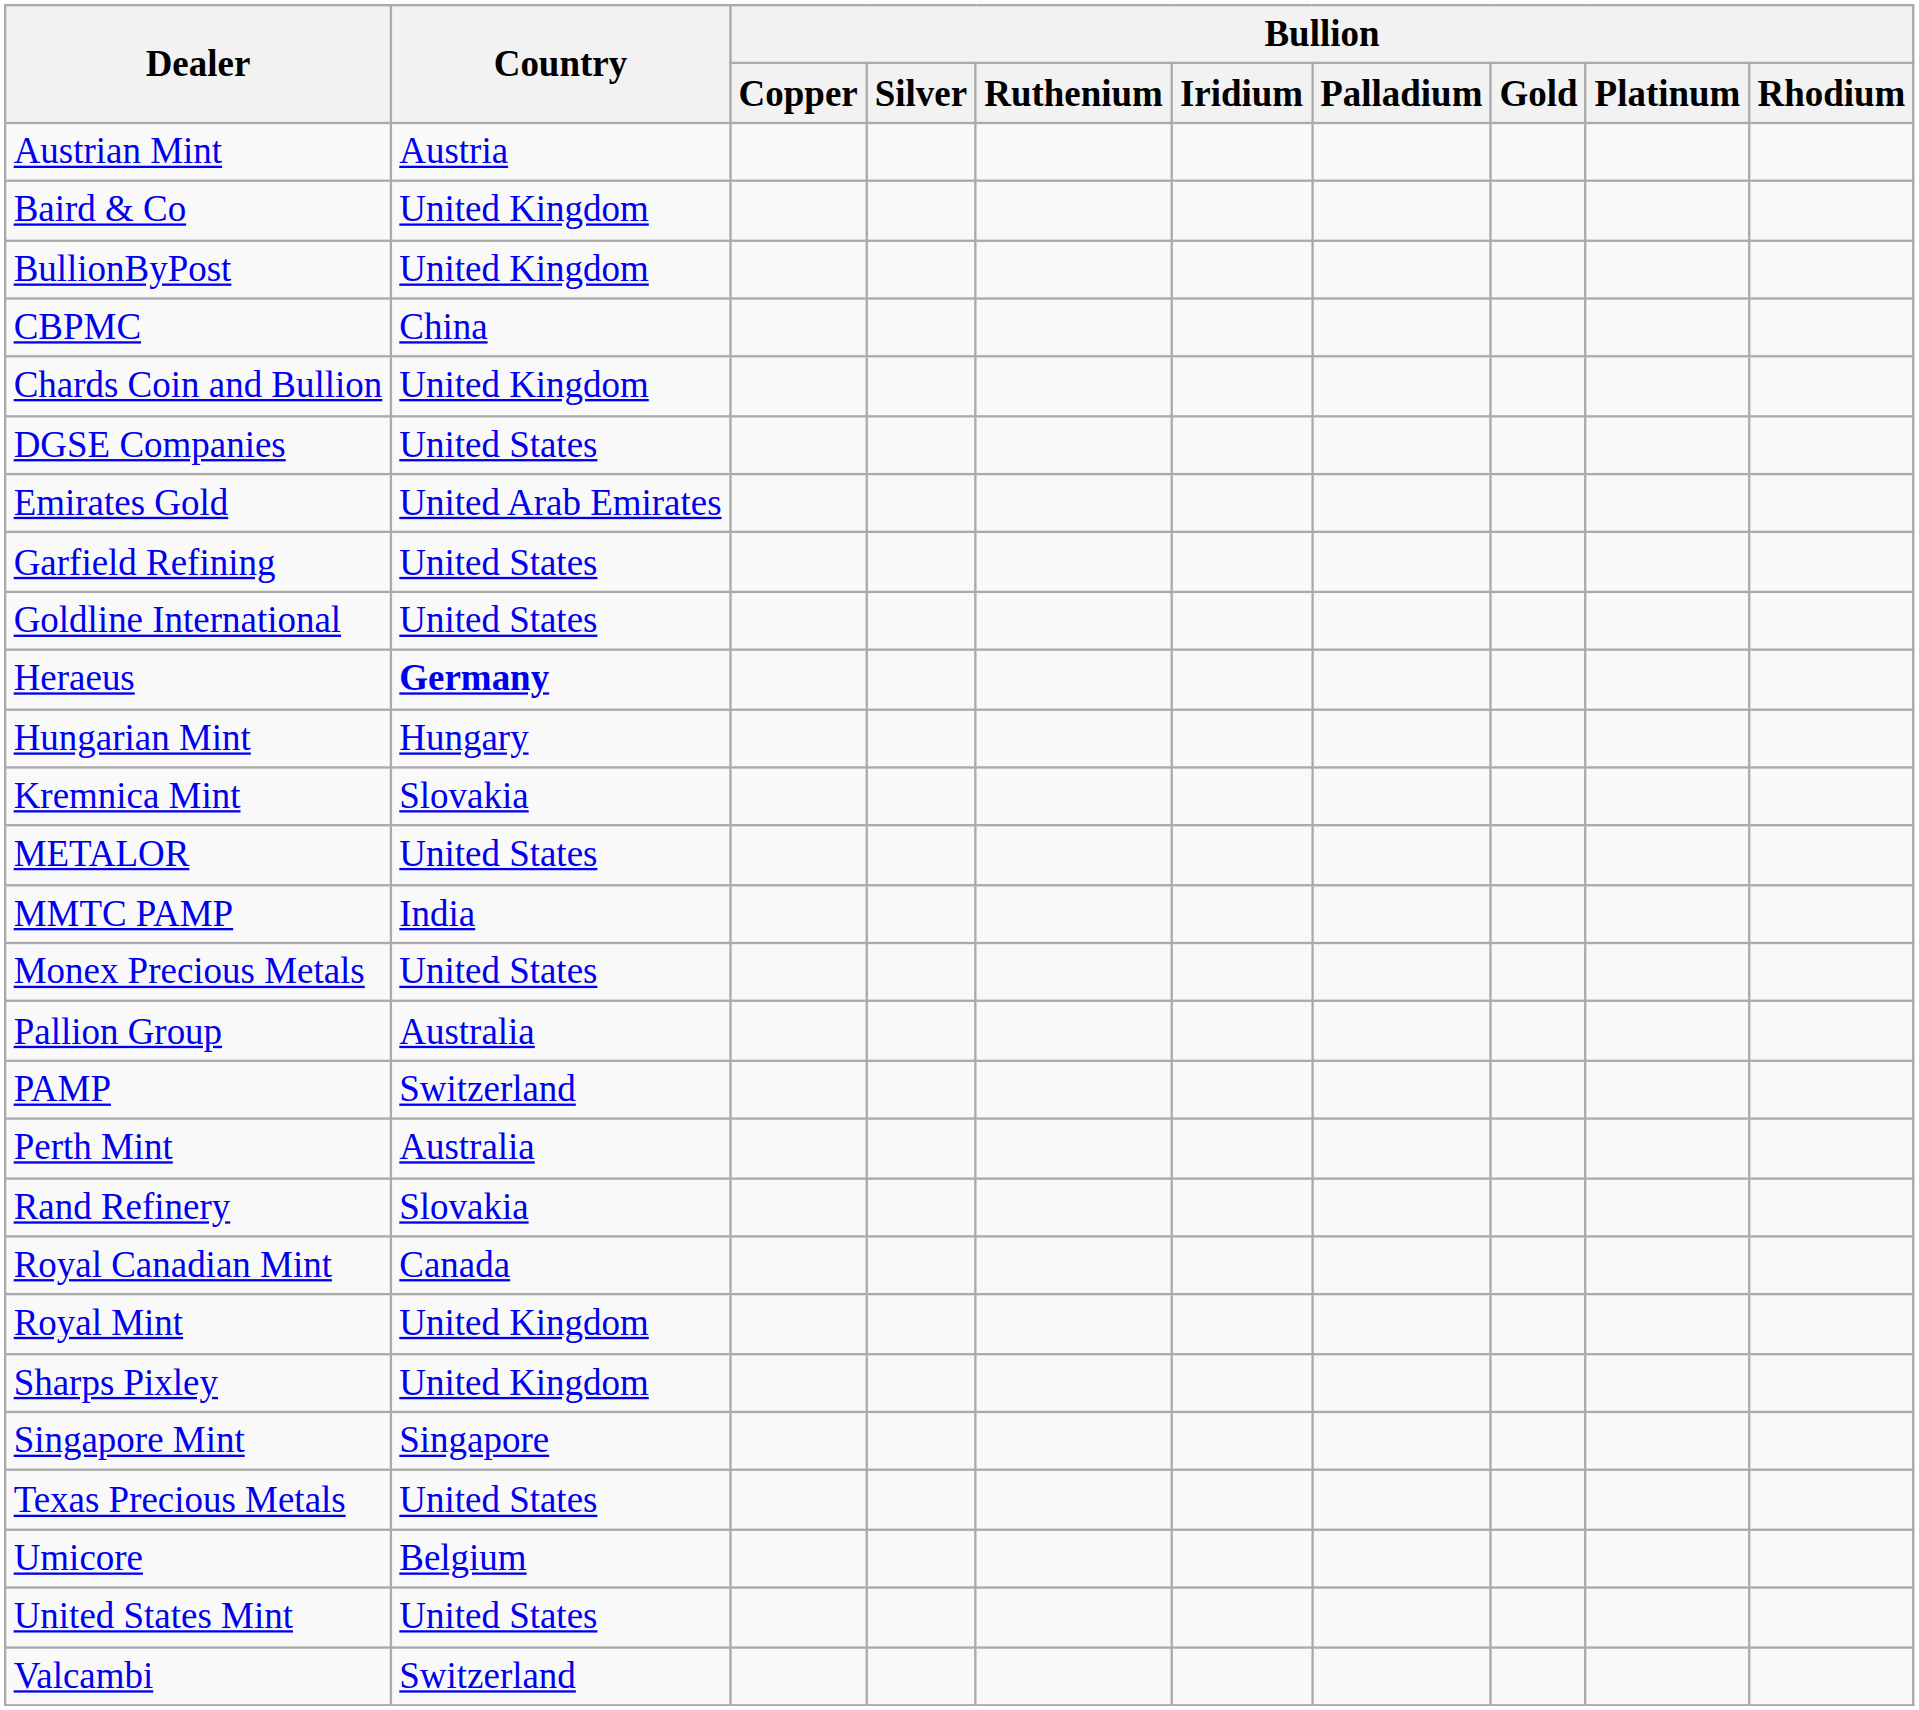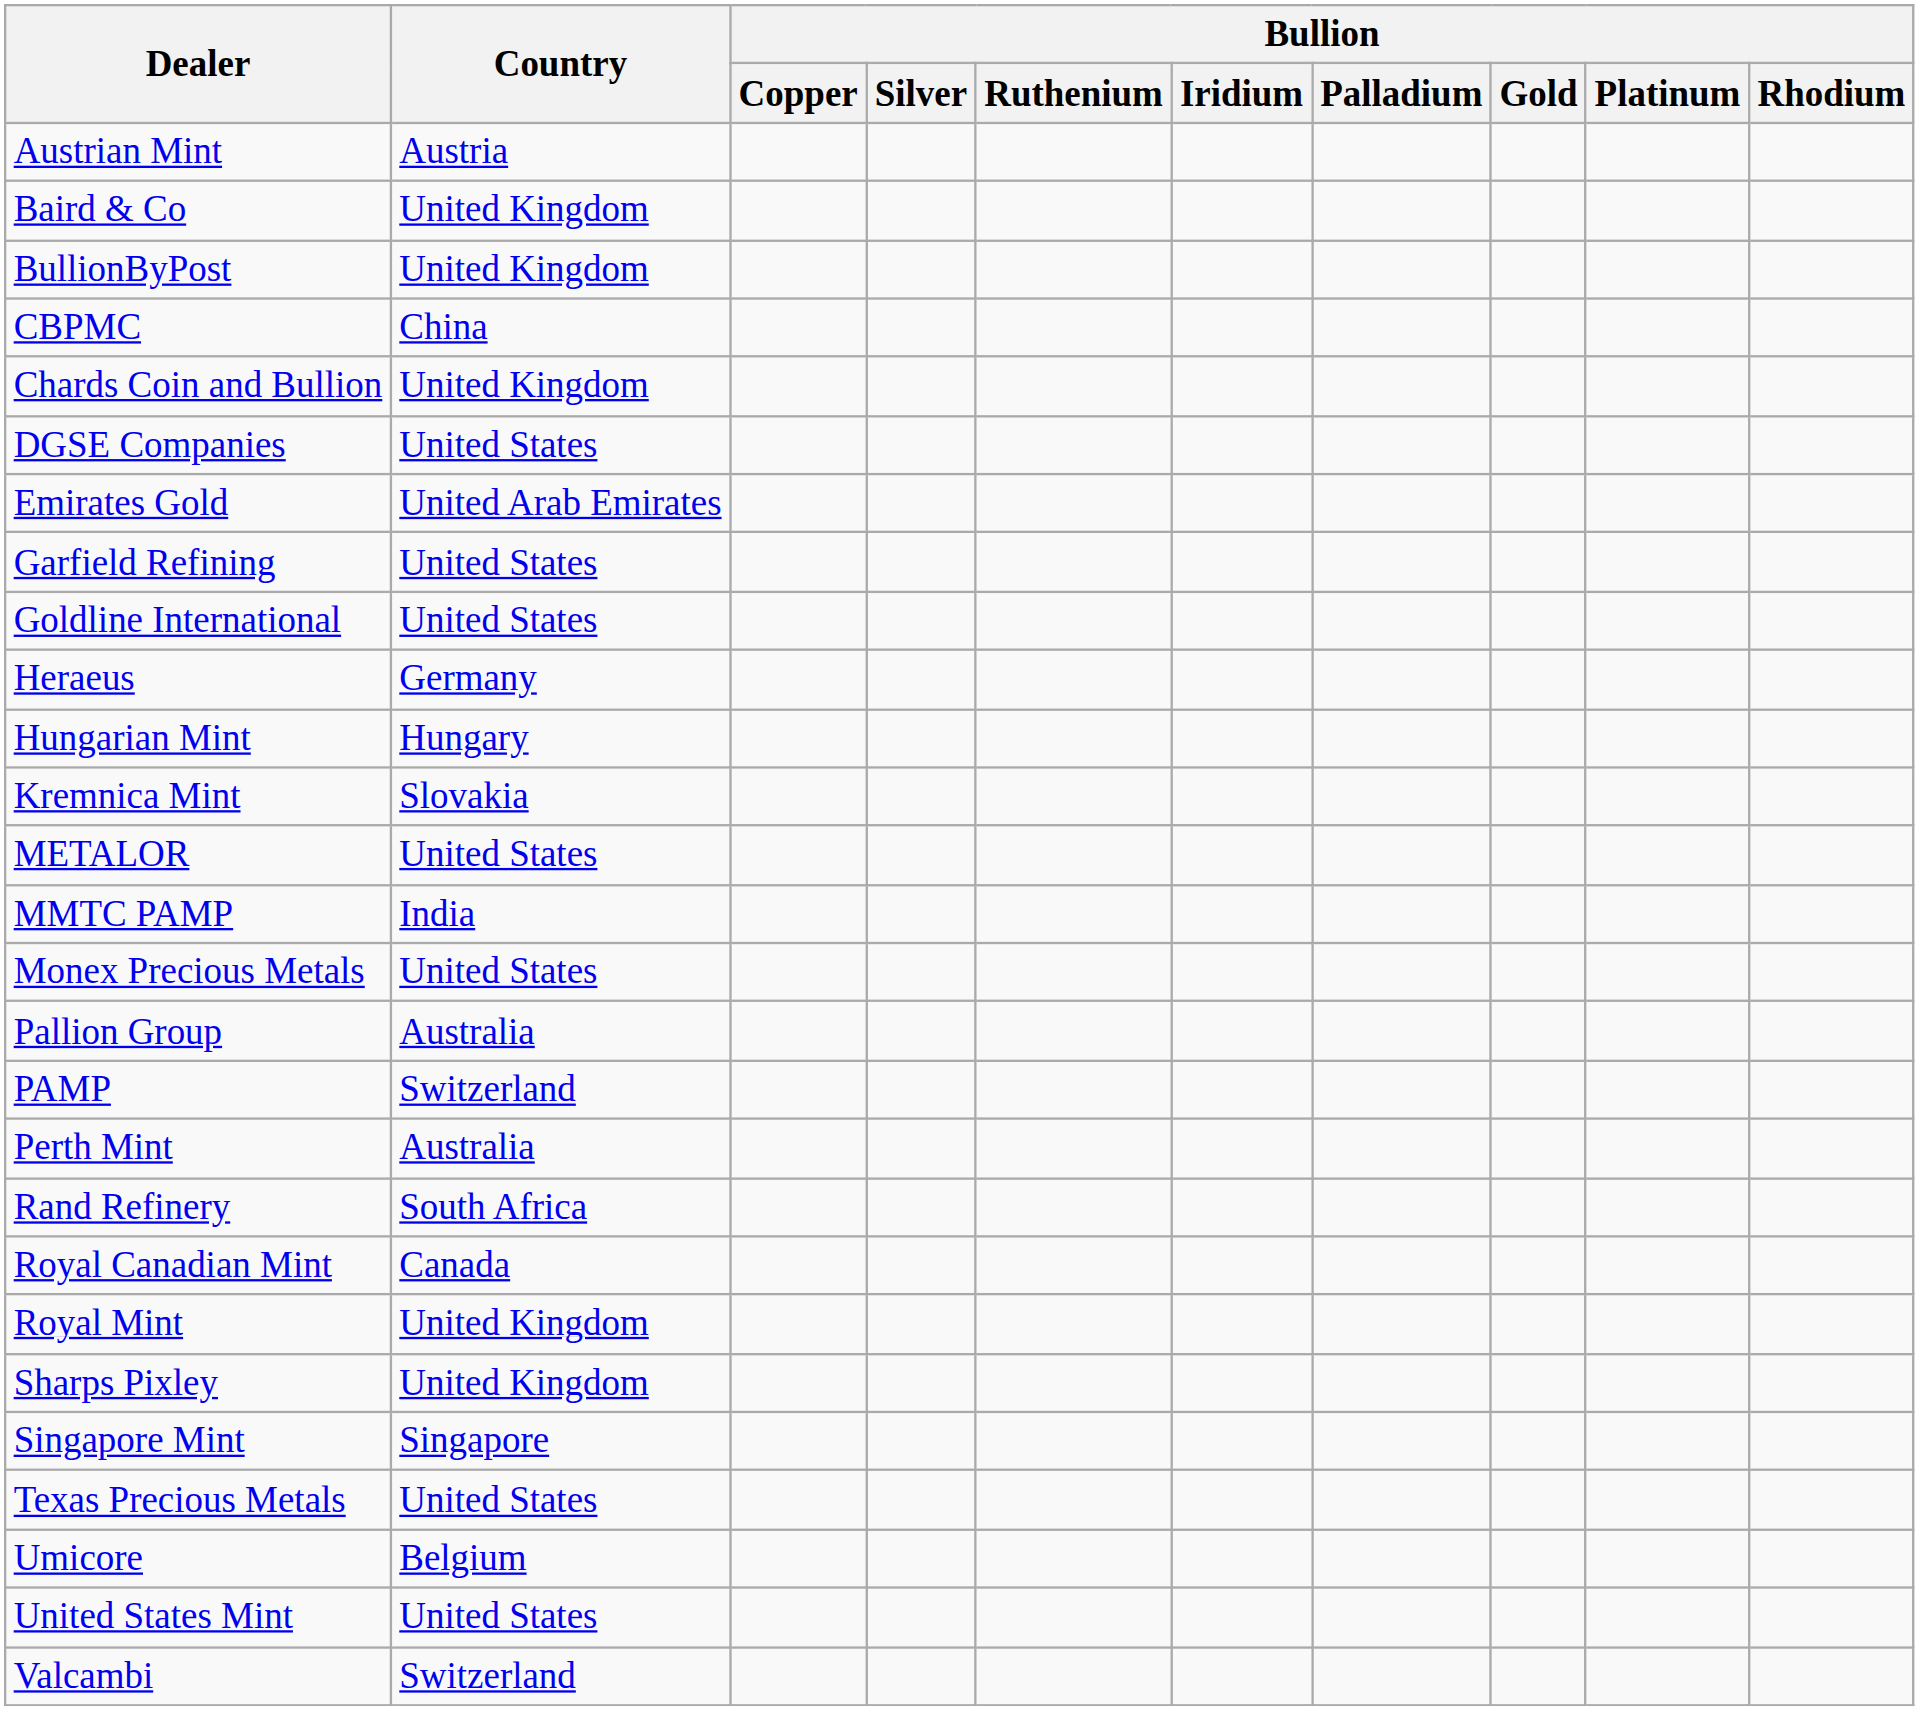(474, 678) bold -> (468, 678) normal
(464, 1206) Slovakia -> (493, 1206) South Africa
